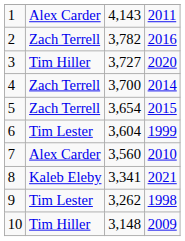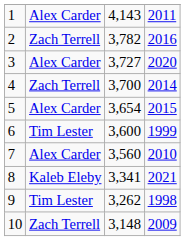(60, 62) Tim Hiller -> (65, 62) Alex Carder
(65, 108) Zach Terrell -> (65, 108) Alex Carder
(125, 131) 3,604 -> (125, 131) 3,600
(60, 223) Tim Hiller -> (65, 223) Zach Terrell
